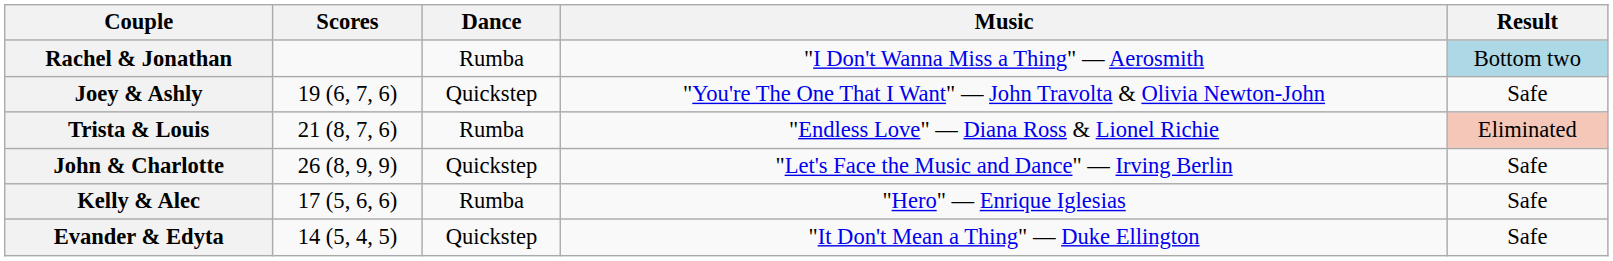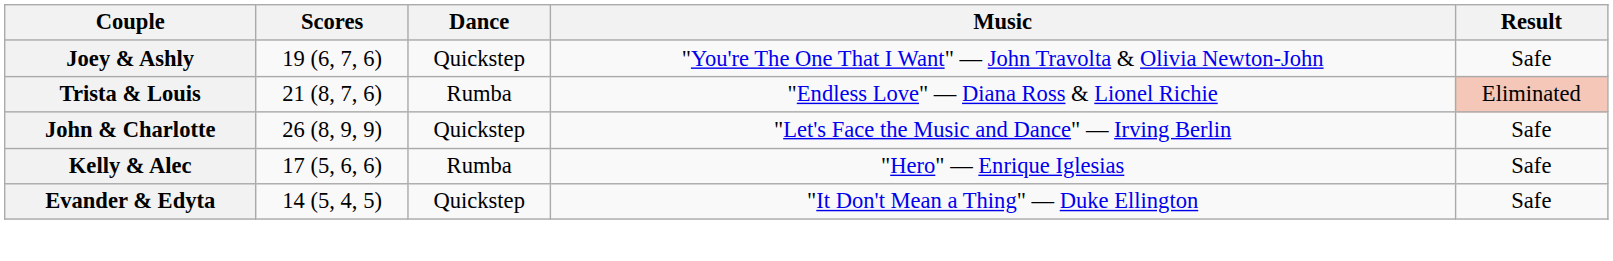- row: (139, 58)
